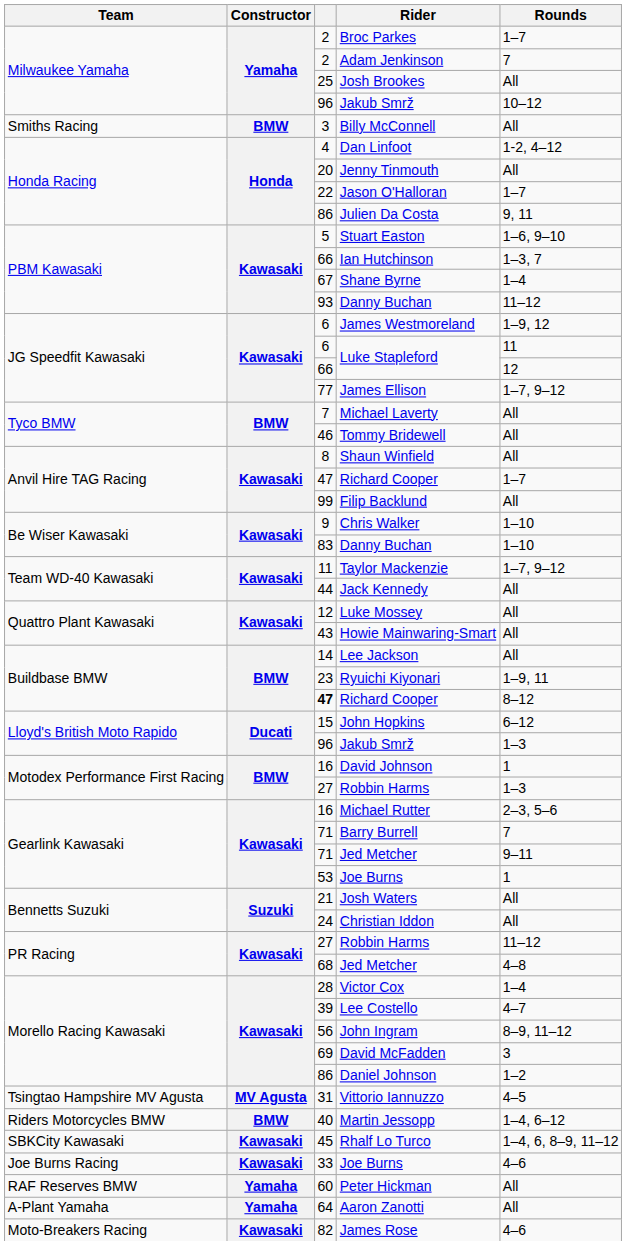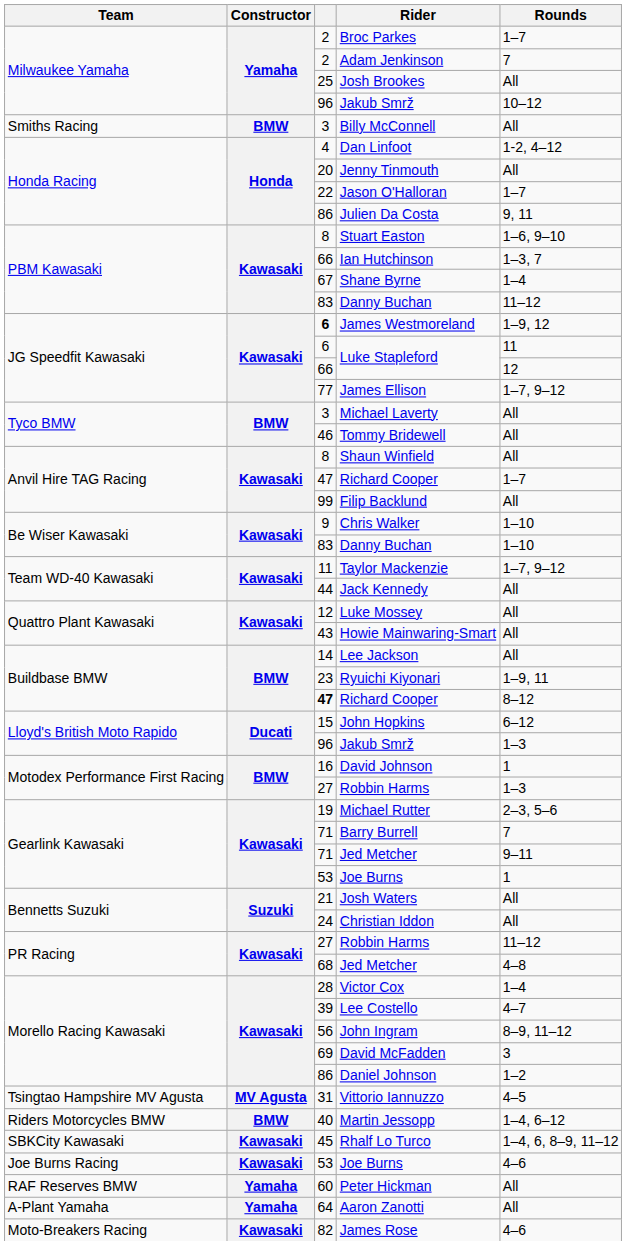(325, 236) 5 -> (325, 236) 8
(325, 302) 93 -> (325, 302) 83
(325, 324) normal -> (325, 324) bold
(325, 413) 7 -> (325, 413) 3
(325, 810) 16 -> (325, 810) 19
(325, 1163) 33 -> (325, 1163) 53
